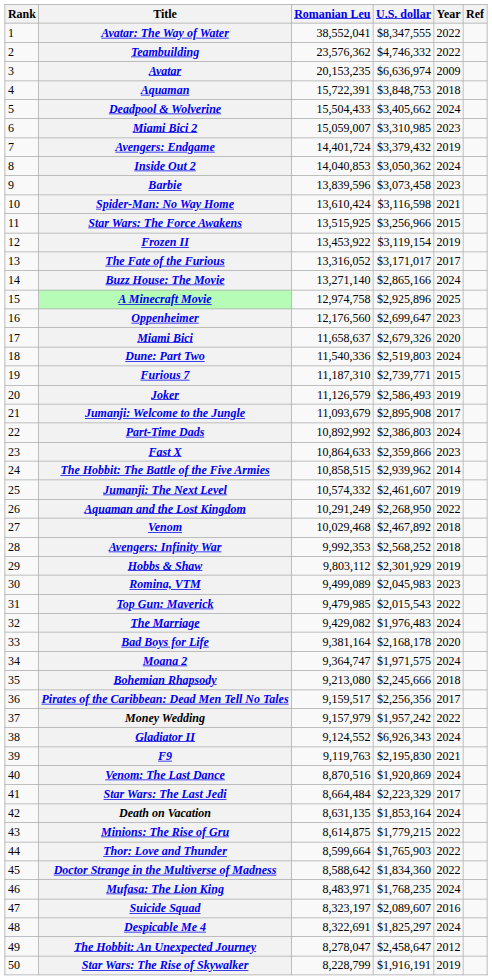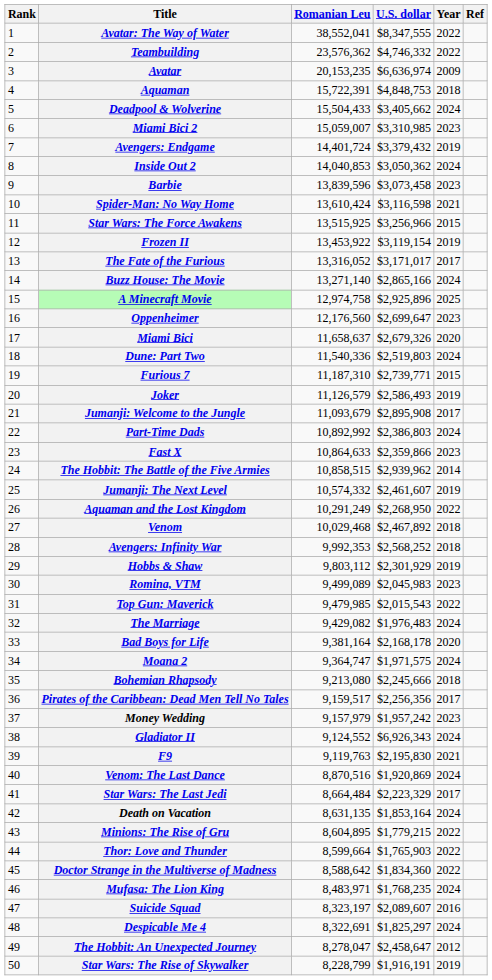(404, 90) $3,848,753 -> (404, 90) $4,848,753
(449, 718) 2022 -> (449, 718) 2023
(346, 832) 8,614,875 -> (346, 832) 8,604,895
